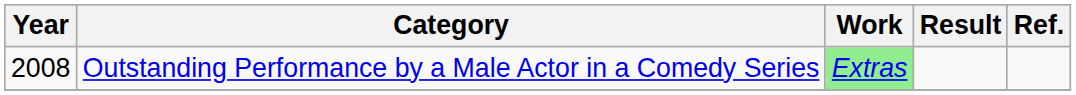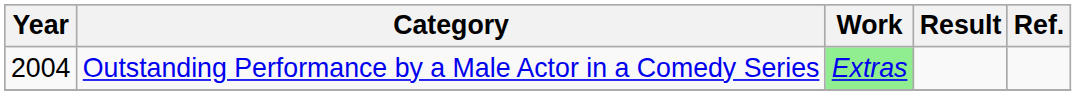(41, 68) 2008 -> (41, 68) 2004
